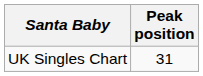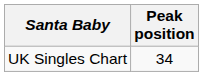(164, 58) 31 -> (164, 58) 34
